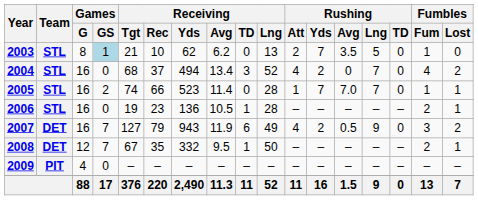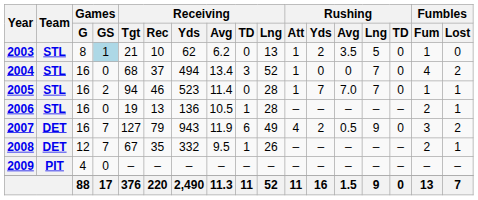(296, 52) 2 -> (296, 52) 1
(321, 52) 7 -> (321, 52) 2
(296, 71) 4 -> (296, 71) 1
(321, 71) 2 -> (321, 71) 0
(131, 90) 74 -> (131, 90) 94
(157, 90) 66 -> (157, 90) 46
(157, 109) 23 -> (157, 109) 13
(271, 147) 50 -> (271, 147) 26
